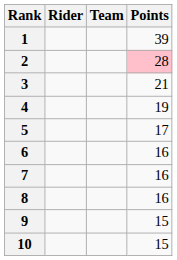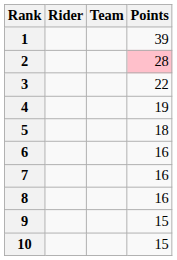(162, 84) 21 -> (162, 84) 22
(162, 130) 17 -> (162, 130) 18
